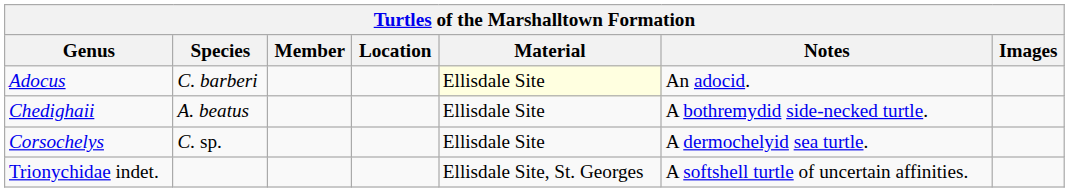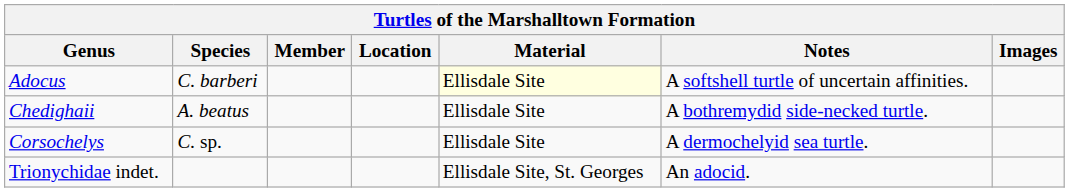(708, 80) An adocid. -> (817, 80) A softshell turtle of uncertain affinities.
(817, 171) A softshell turtle of uncertain affinities. -> (708, 171) An adocid.
